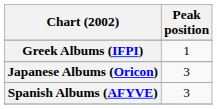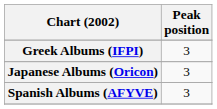(187, 51) 1 -> (187, 51) 3
